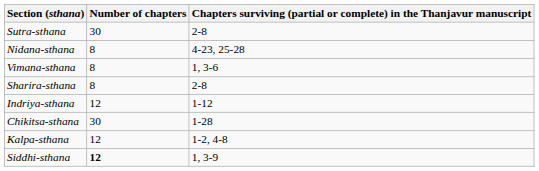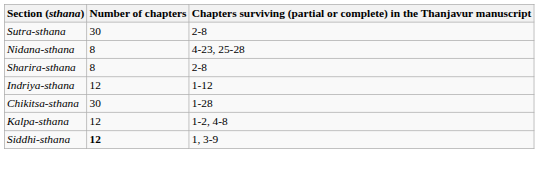- row: (41, 67)
